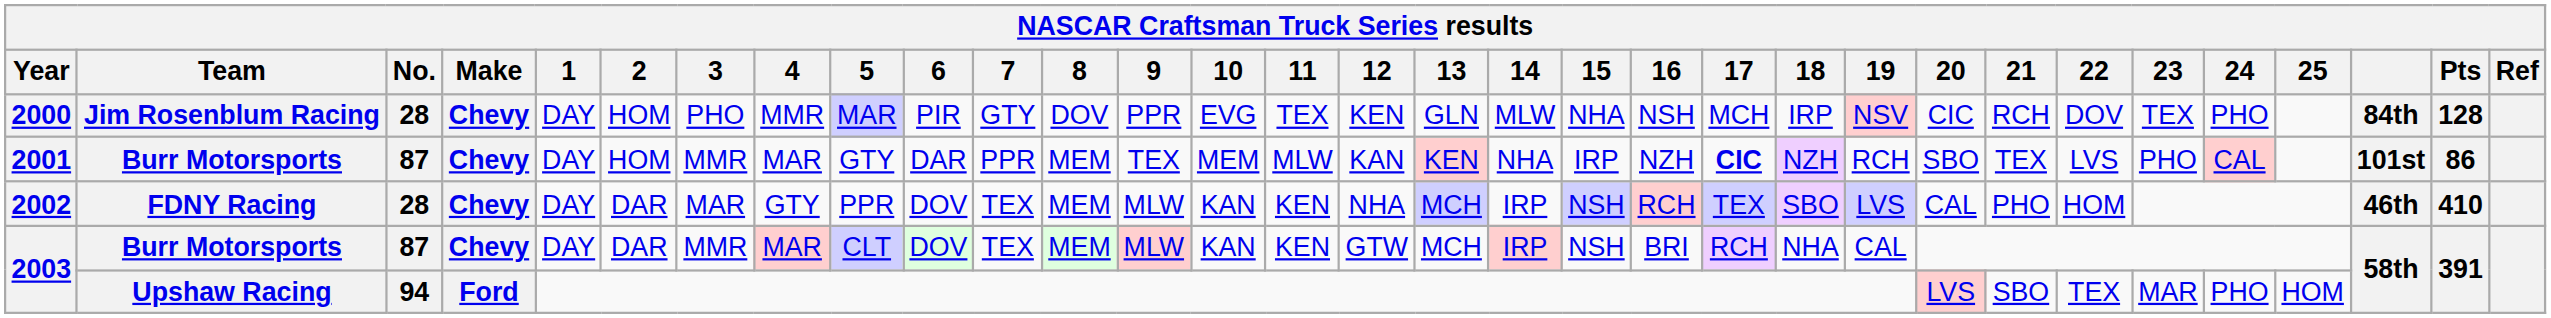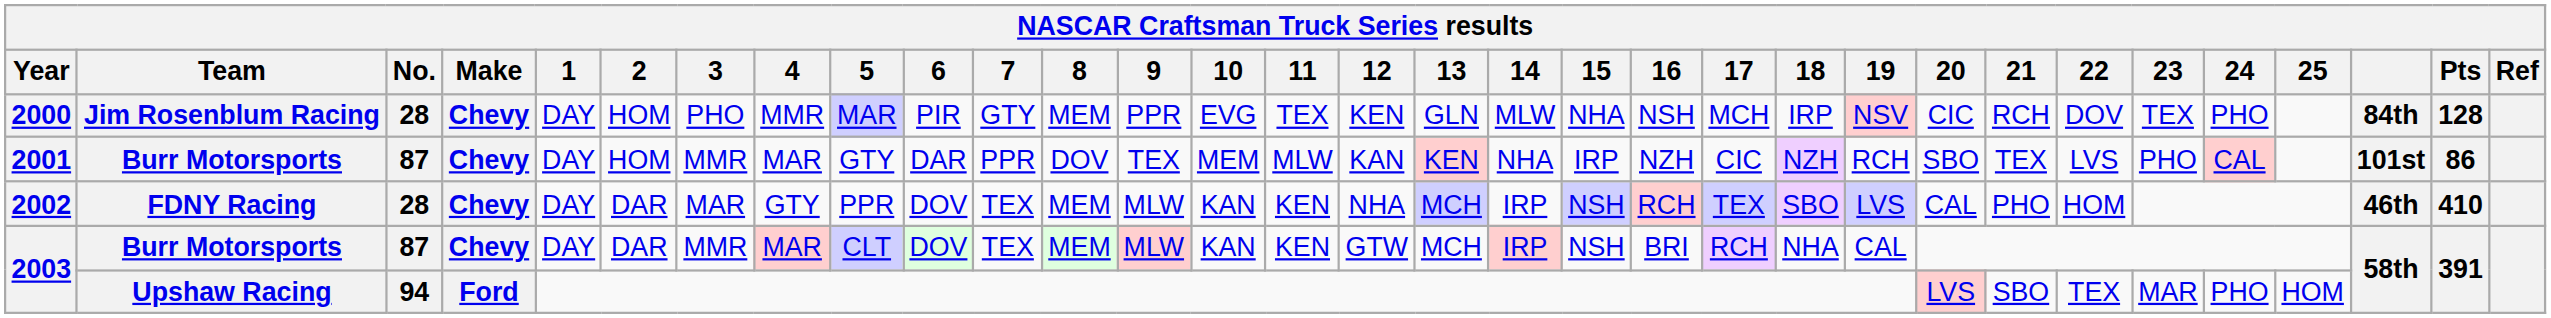(1079, 115) DOV -> (1079, 115) MEM
(1079, 160) MEM -> (1079, 160) DOV
(1739, 160) bold -> (1739, 160) normal
